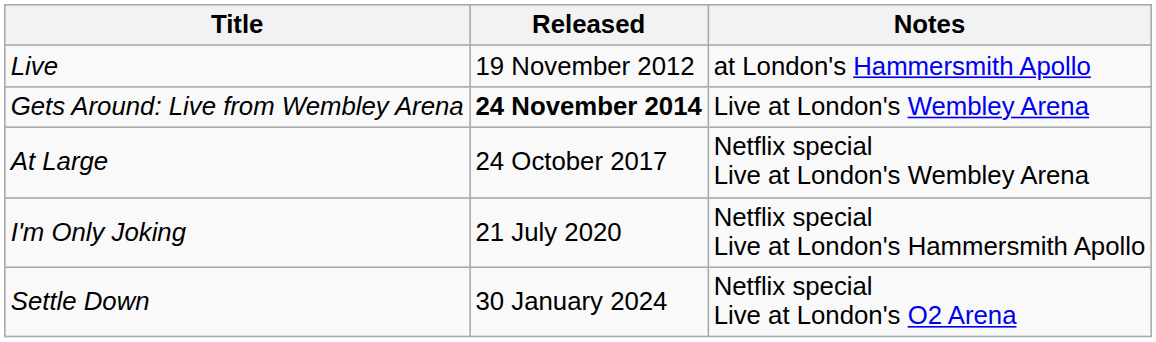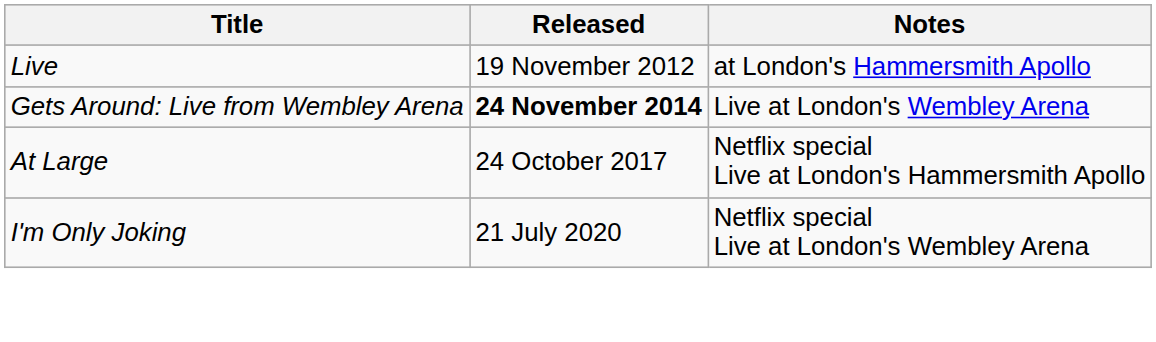(901, 161) Netflix special Live at London's Wembley Arena -> (929, 161) Netflix special Live at London's Hammersmith Apollo
(929, 231) Netflix special Live at London's Hammersmith Apollo -> (901, 231) Netflix special Live at London's Wembley Arena
- row: (80, 301)
